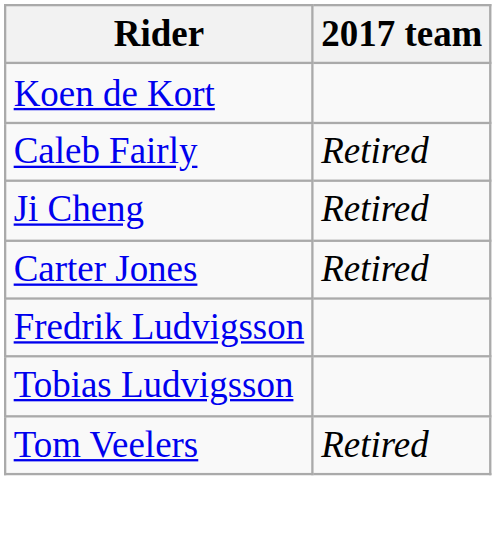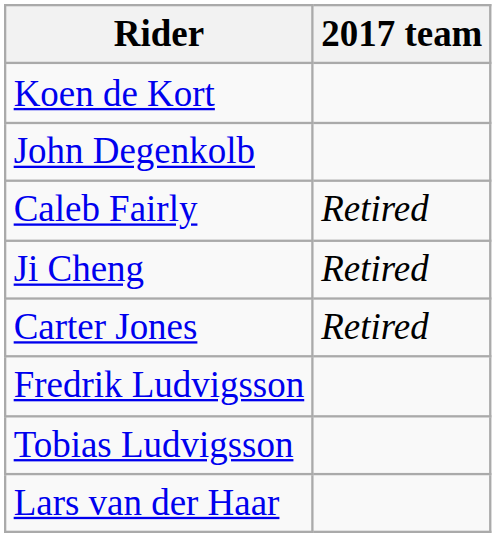+ row: (134, 151)
+ row: (147, 502)
- row: (106, 444)
